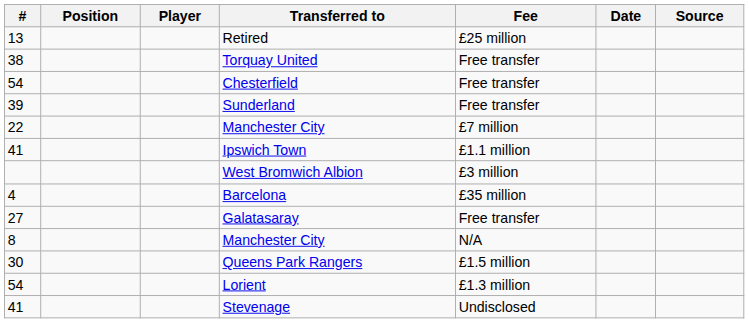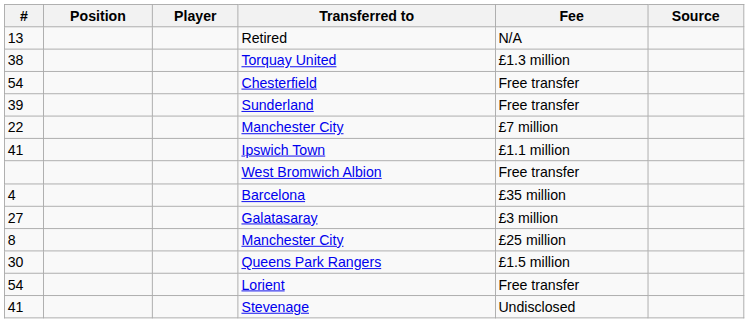- column: (626, 16)
(492, 38) £25 million -> (510, 38) N/A
(499, 61) Free transfer -> (534, 61) £1.3 million
(489, 172) £3 million -> (539, 172) Free transfer
(499, 217) Free transfer -> (528, 217) £3 million
(470, 240) N/A -> (532, 240) £25 million
(494, 284) £1.3 million -> (539, 284) Free transfer
